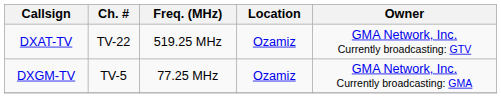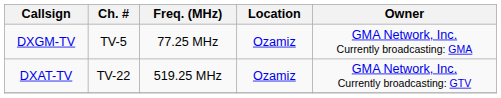rows swapped: (46, 75) <-> (46, 41)
